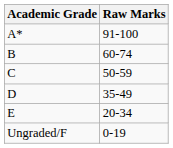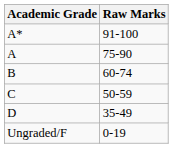+ row: (12, 53)
- row: (11, 113)
